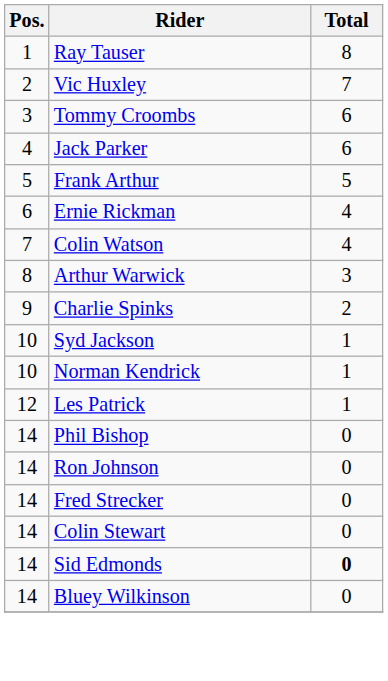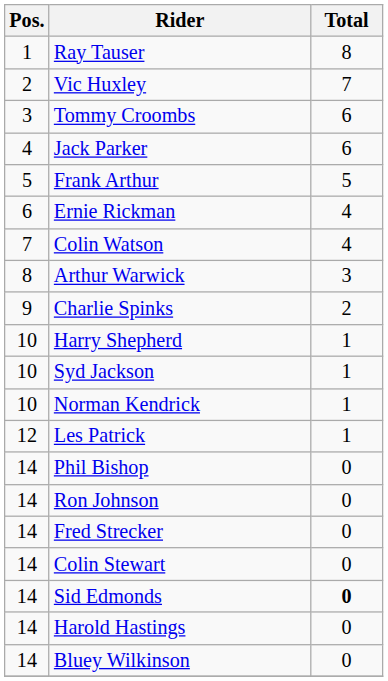+ row: (118, 340)
+ row: (120, 627)
